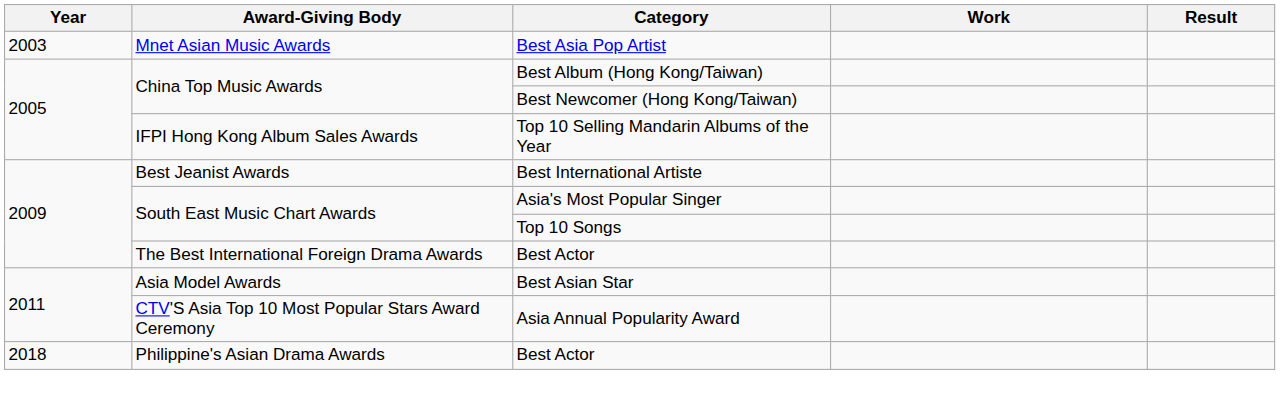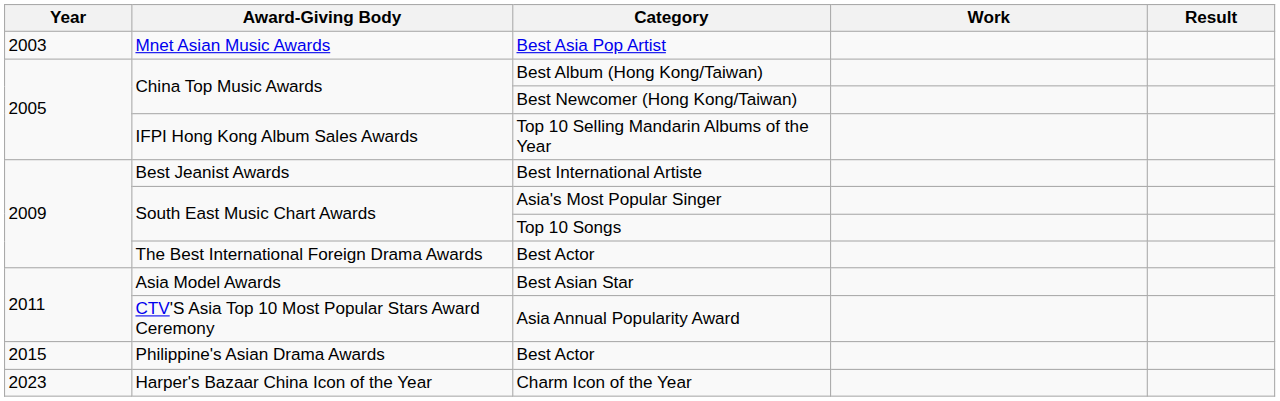(28, 355) 2018 -> (28, 355) 2015
+ row: (284, 382)
